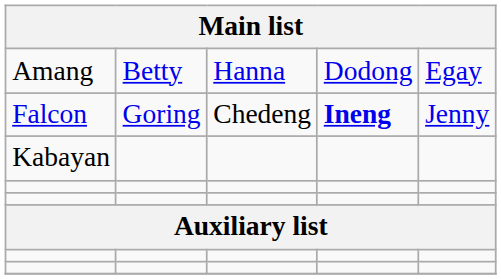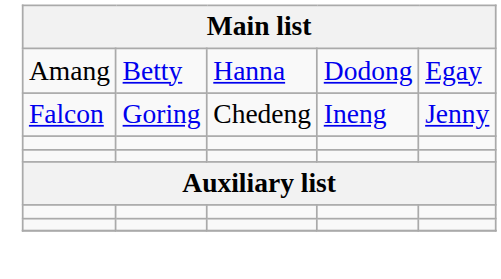(357, 114) bold -> (355, 114) normal
- row: (61, 157)
